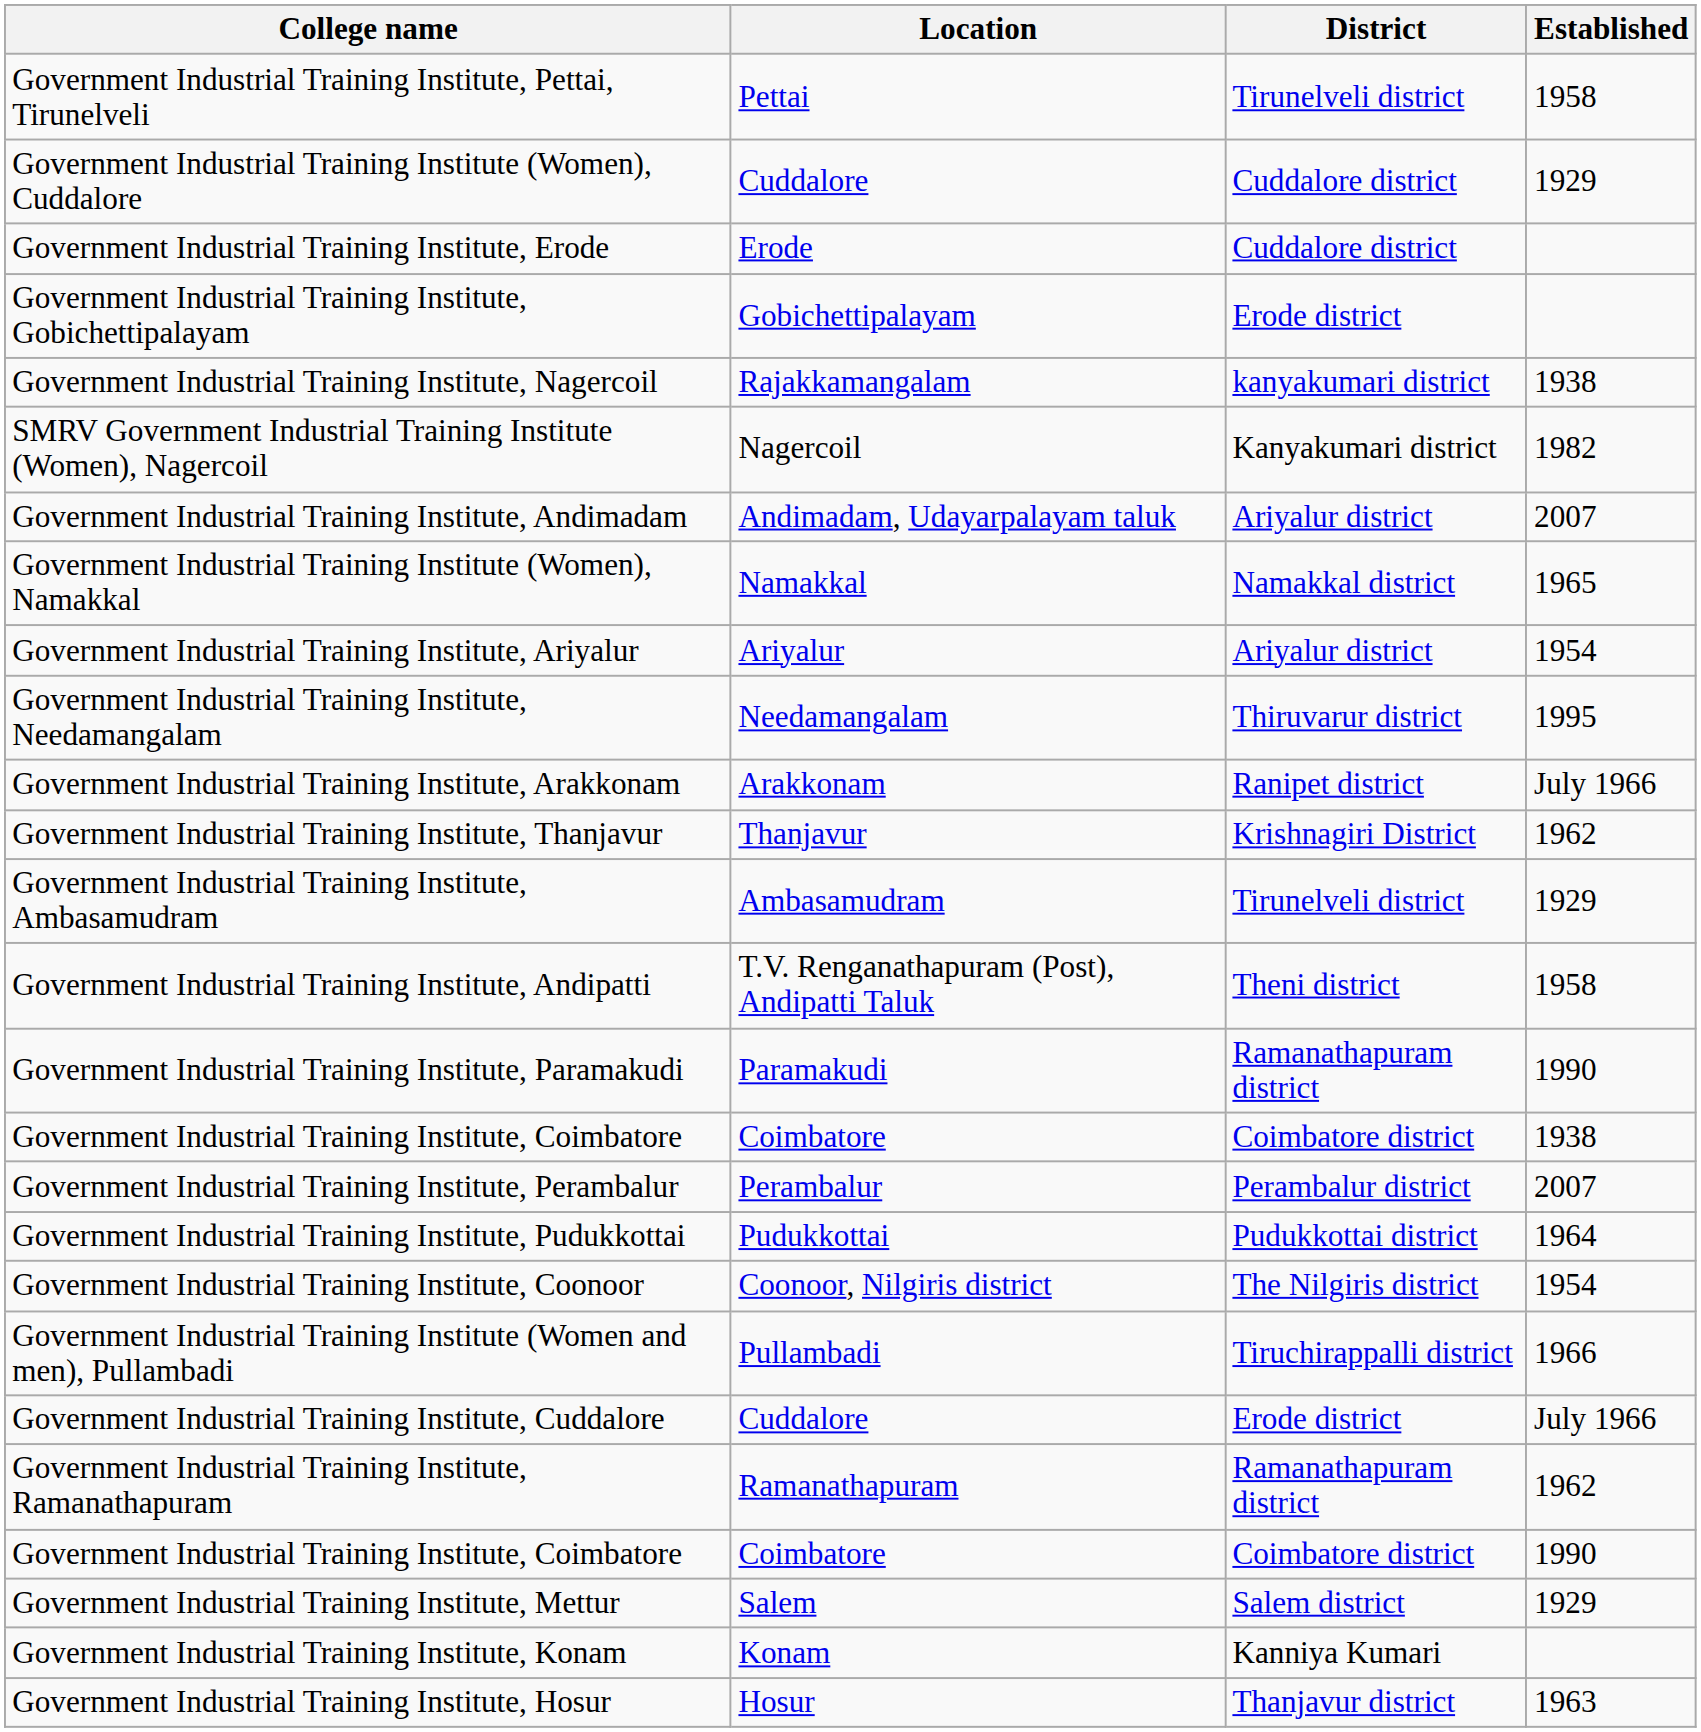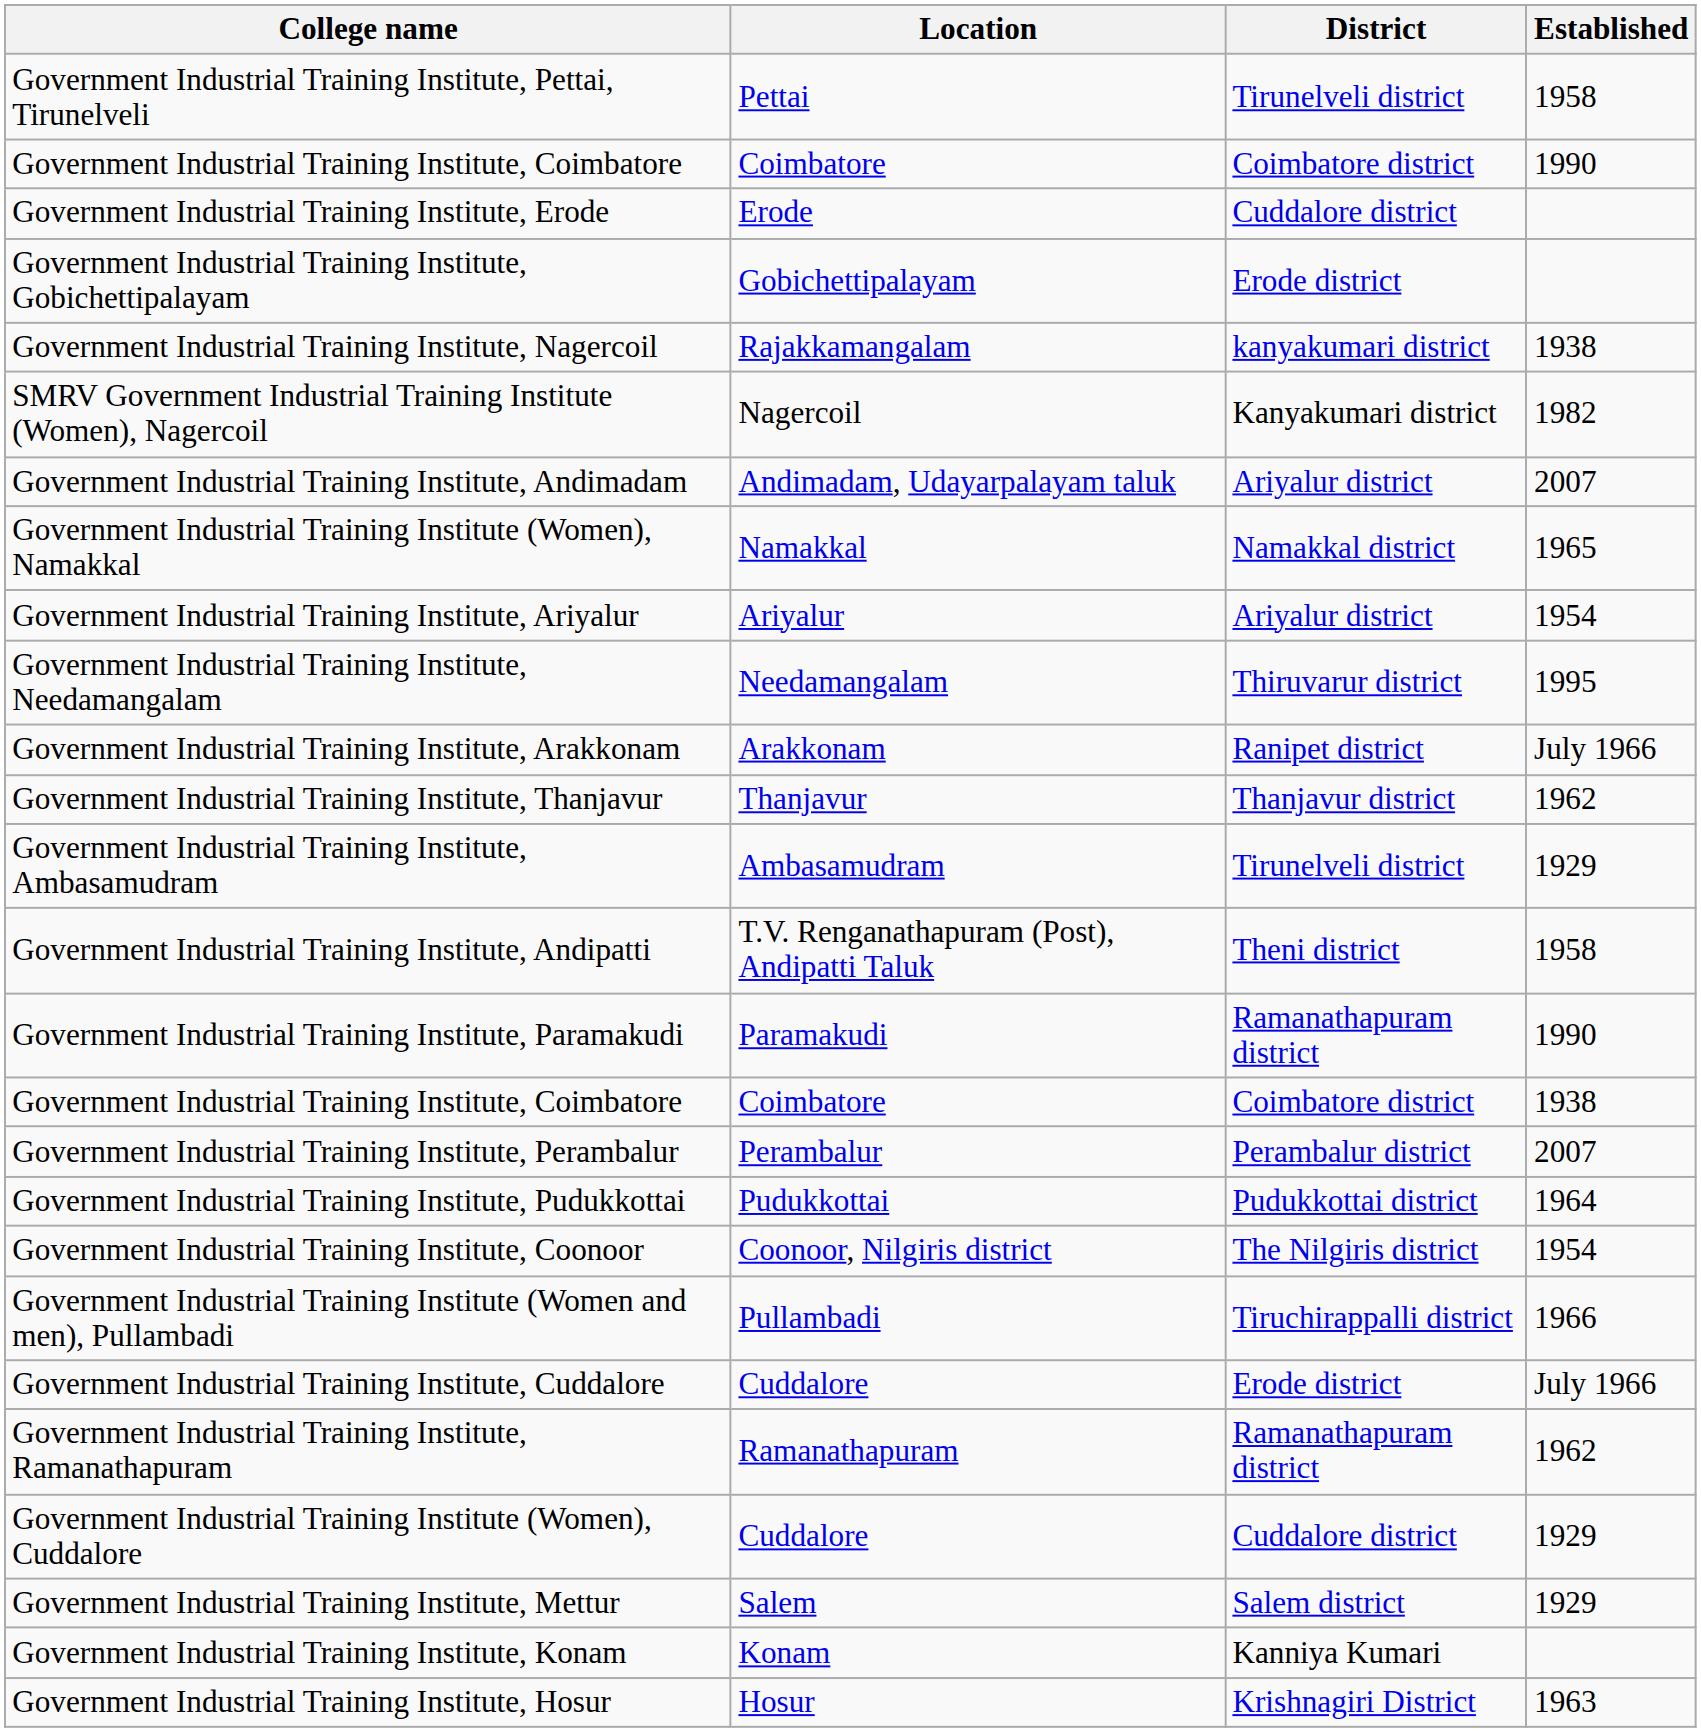rows swapped: (347, 1553) <-> (332, 180)
(1354, 833) Krishnagiri District -> (1344, 798) Thanjavur district
(1344, 1701) Thanjavur district -> (1354, 1701) Krishnagiri District
